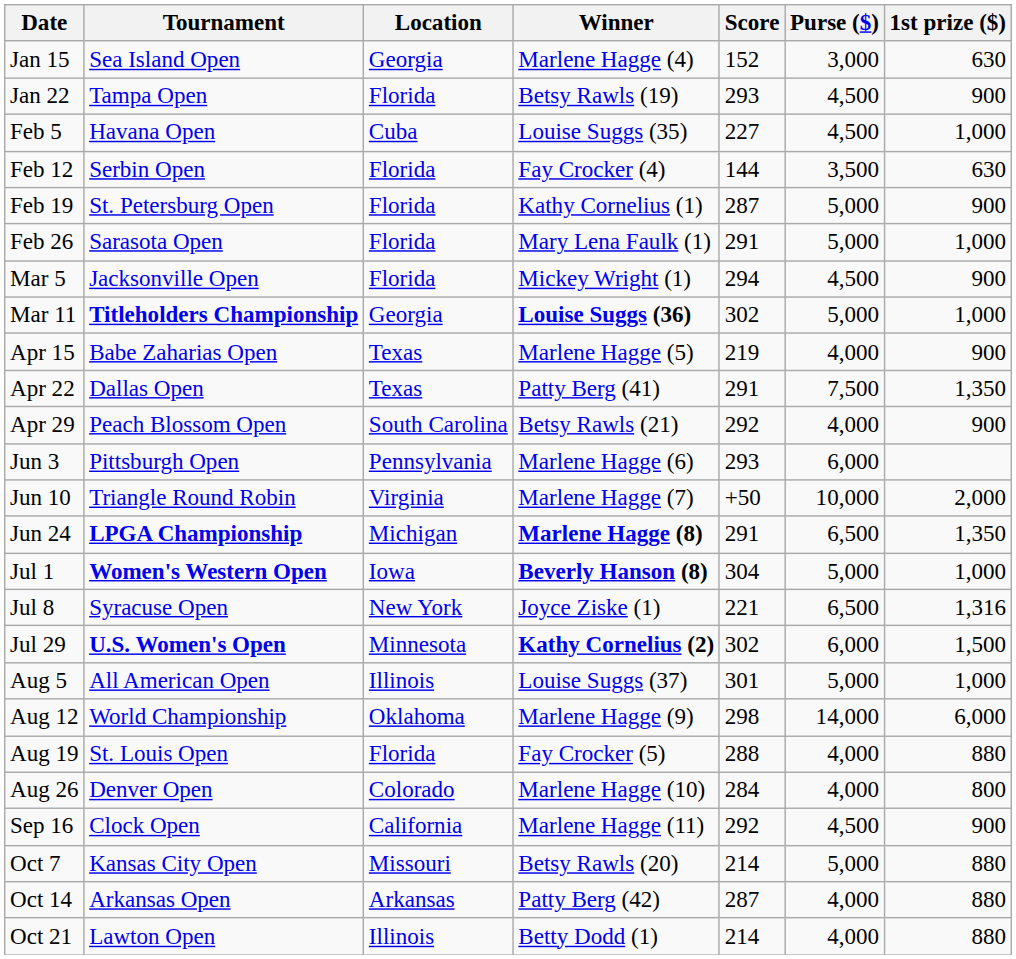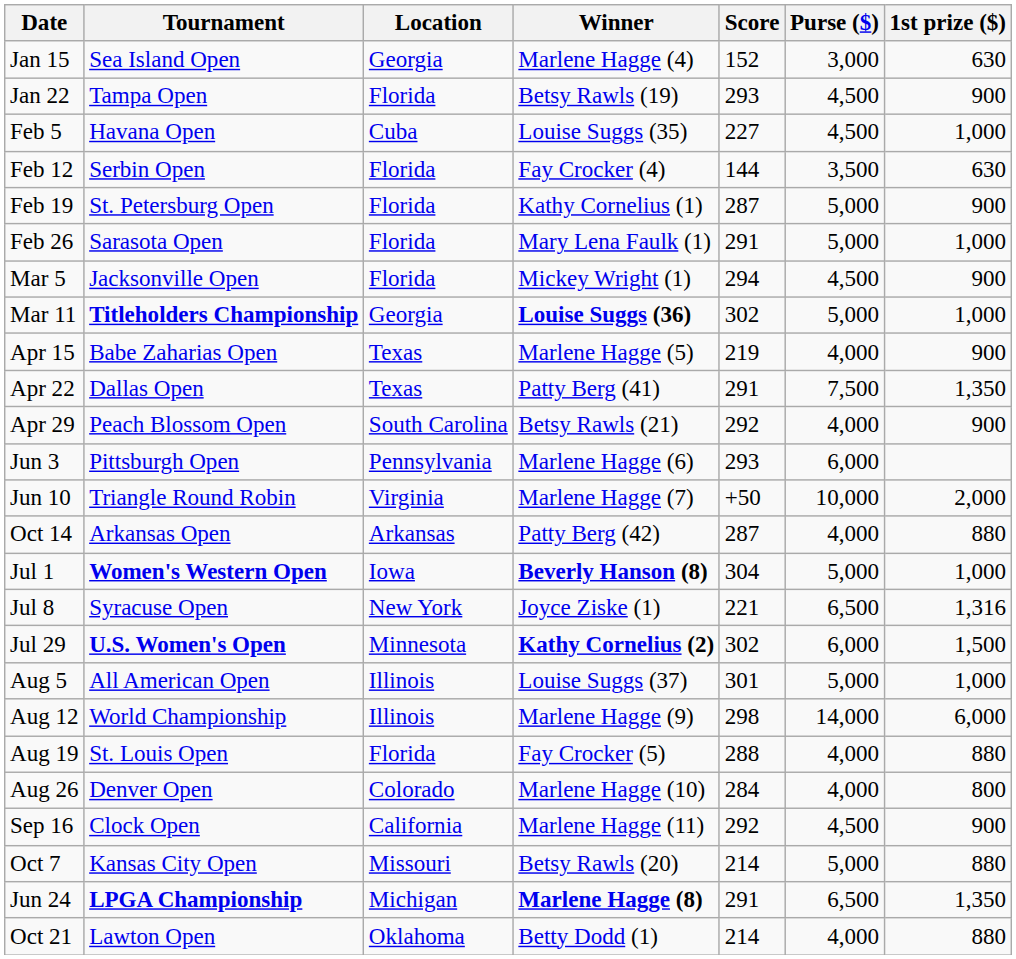rows swapped: (40, 534) <-> (41, 899)
(417, 717) Oklahoma -> (402, 717) Illinois
(402, 936) Illinois -> (417, 936) Oklahoma
